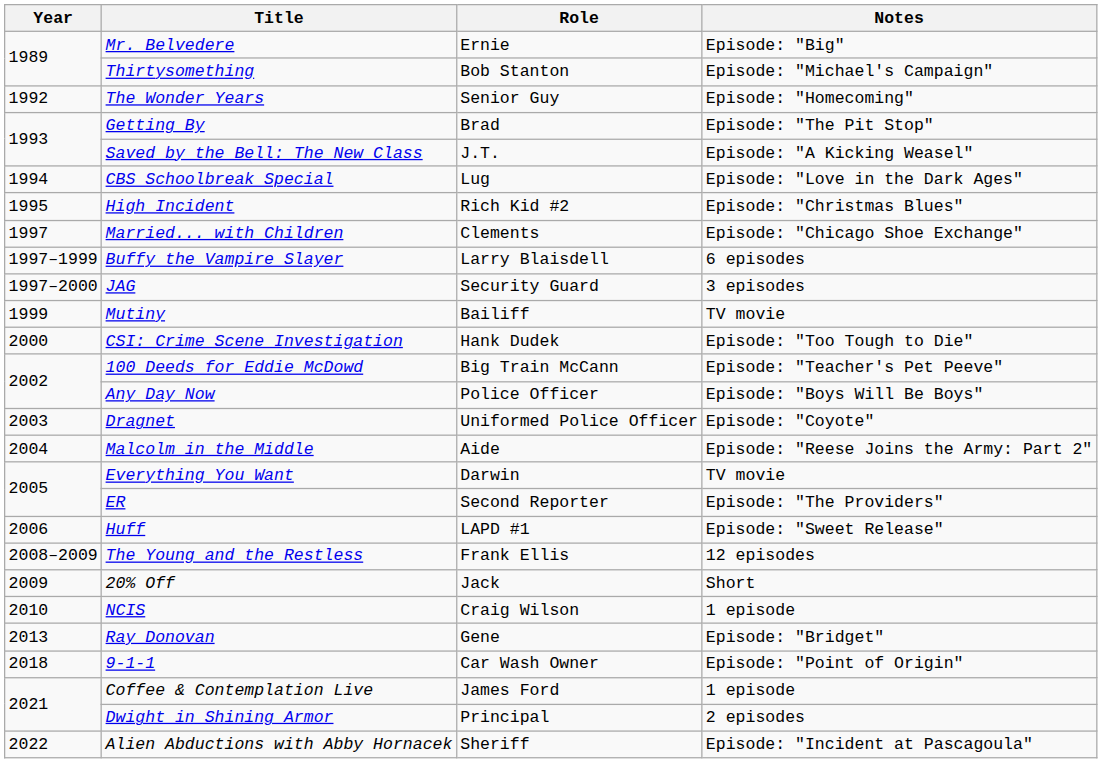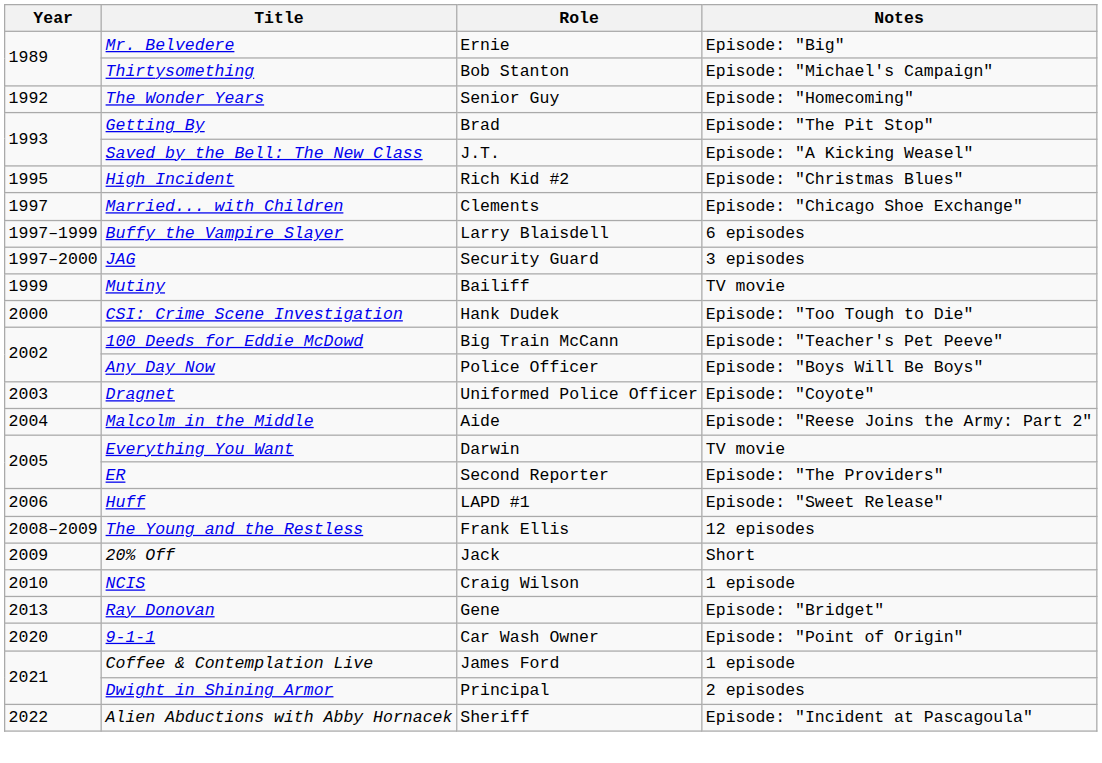- row: (220, 180)
(28, 664) 2018 -> (28, 637) 2020
